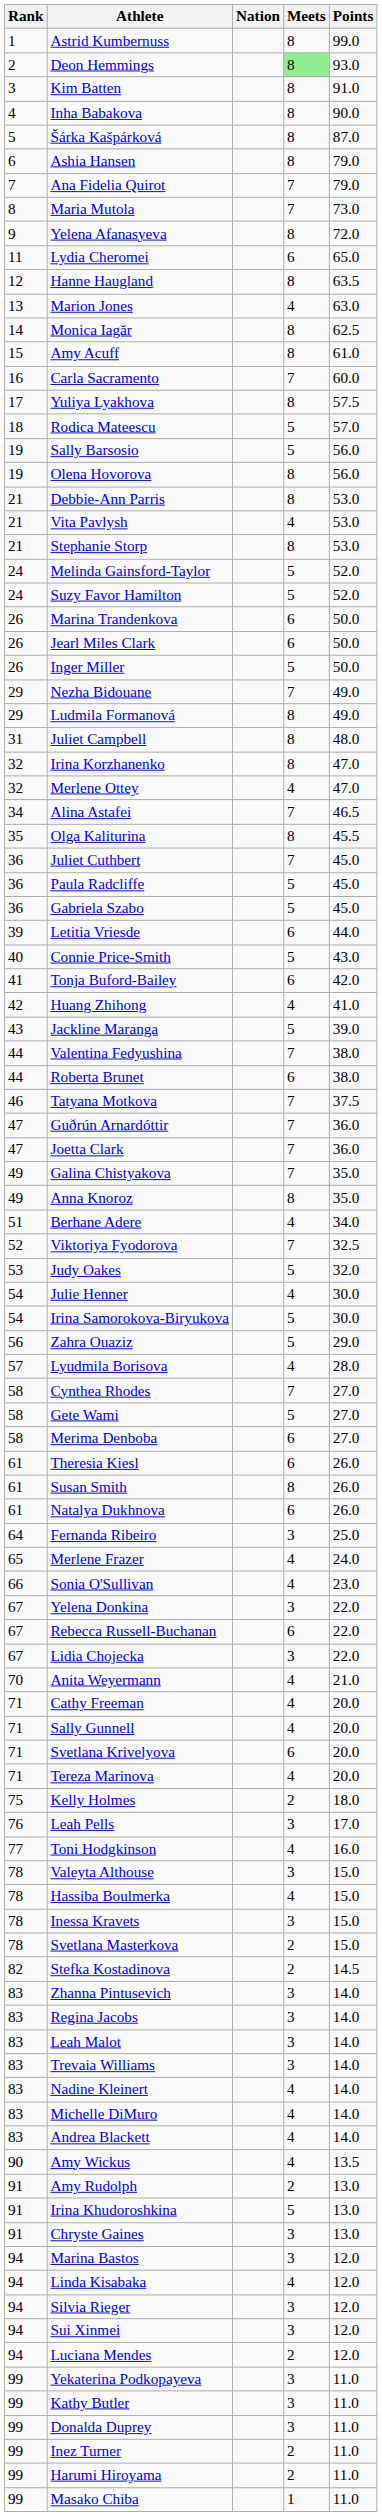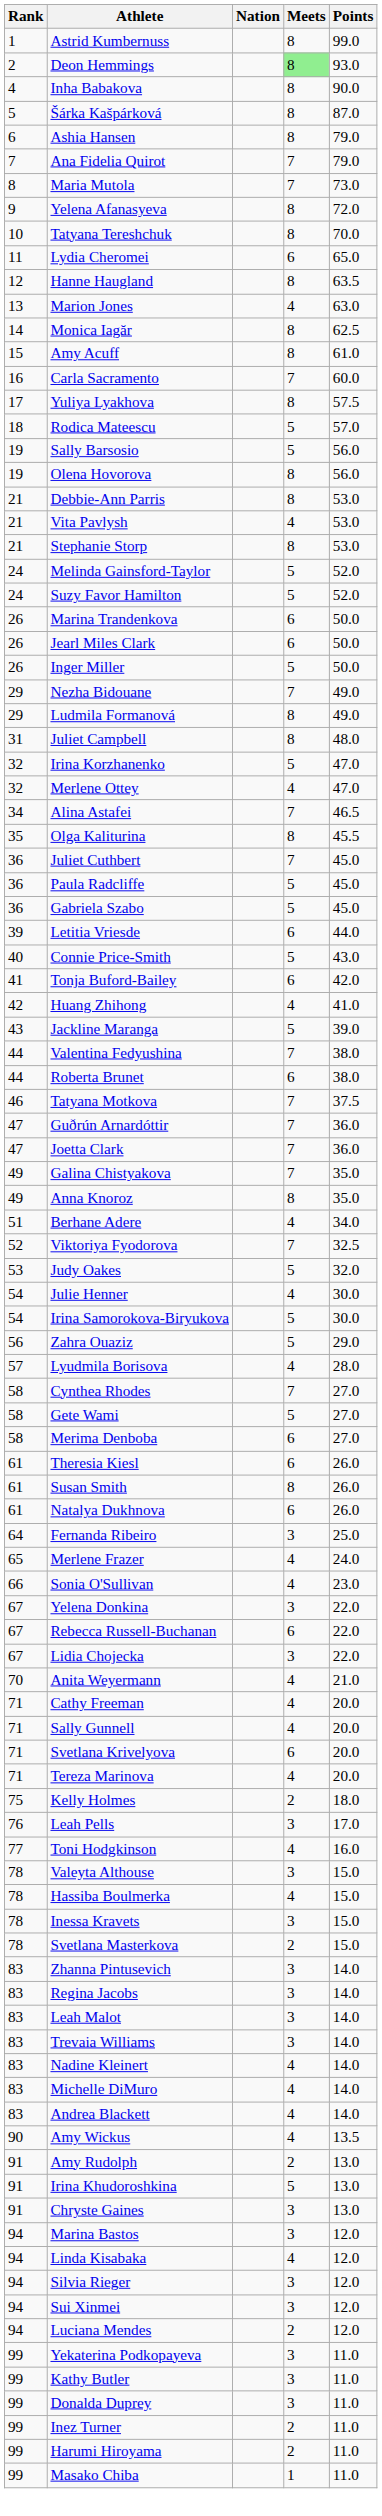- row: (86, 88)
+ row: (111, 233)
(291, 763) 8 -> (291, 763) 5
- row: (110, 1969)
